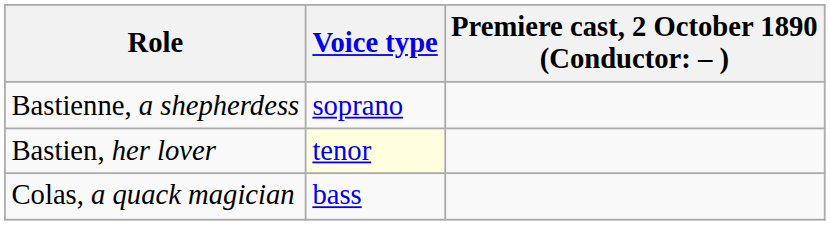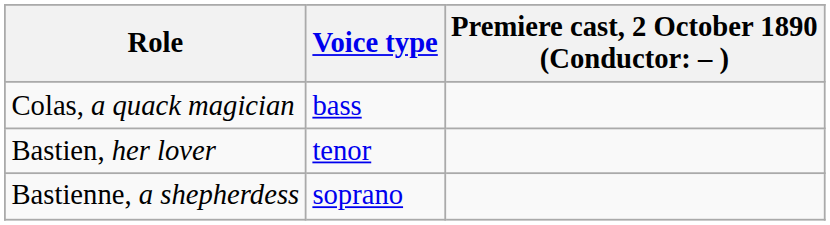rows swapped: (155, 104) <-> (153, 195)
(342, 150) lightyellow background -> (342, 150) no background
